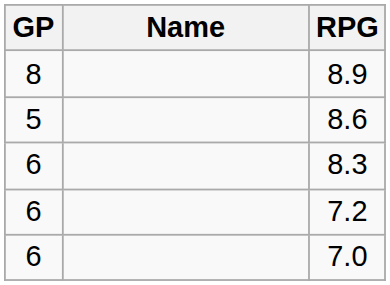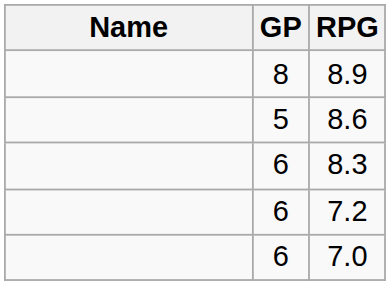columns swapped: (186, 27) <-> (33, 27)
